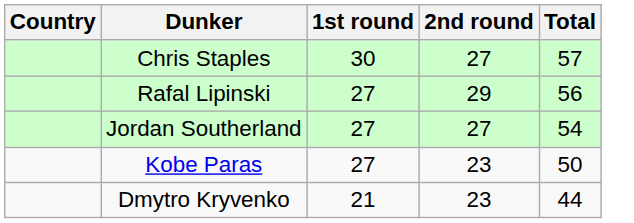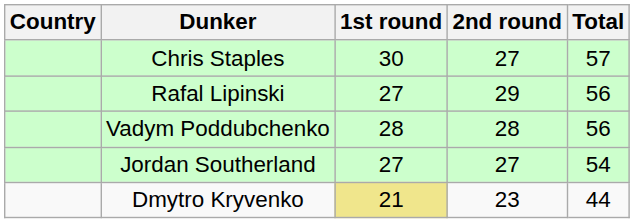+ row: (218, 128)
- row: (204, 164)
(363, 199) no background -> (391, 199) khaki background
